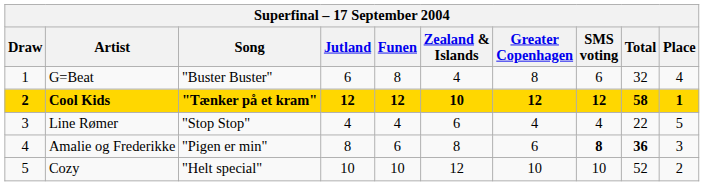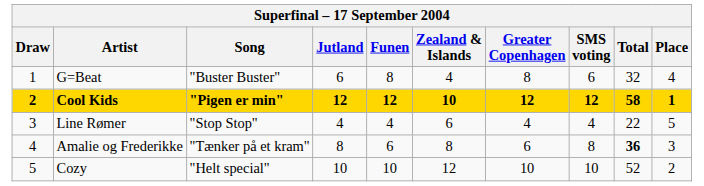(250, 100) "Tænker på et kram" -> (237, 100) "Pigen er min"
(225, 146) "Pigen er min" -> (250, 146) "Tænker på et kram"
(599, 146) bold -> (591, 146) normal
